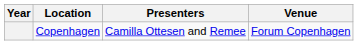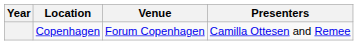columns swapped: (301, 13) <-> (175, 13)
